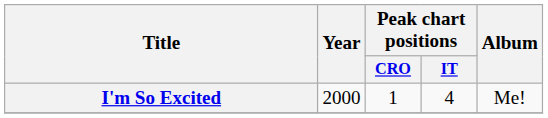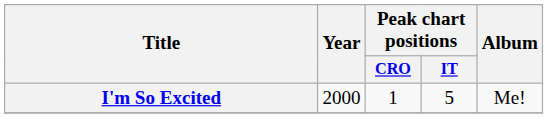(449, 97) 4 -> (449, 97) 5
